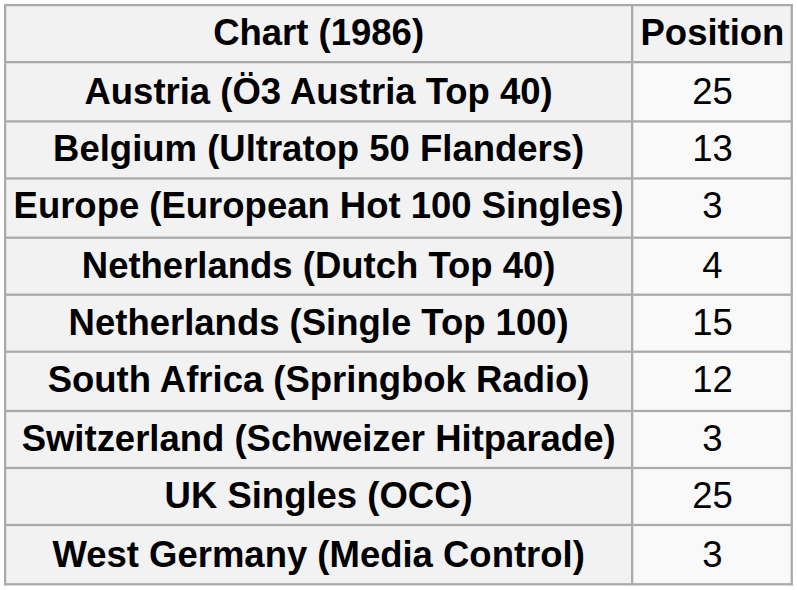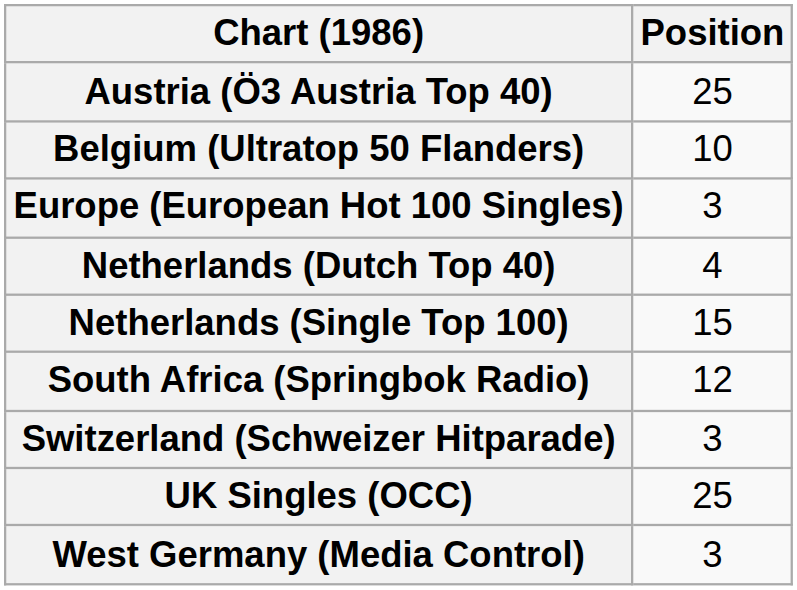(712, 149) 13 -> (712, 149) 10
